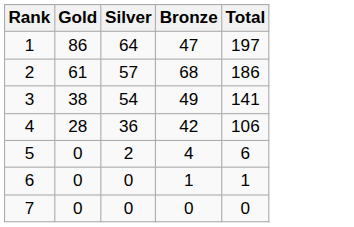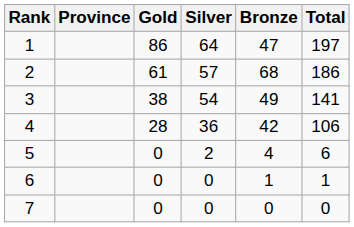+ column: (94, 18)
